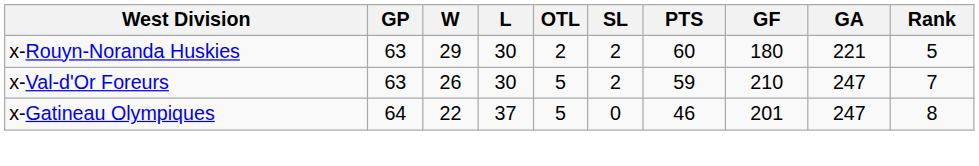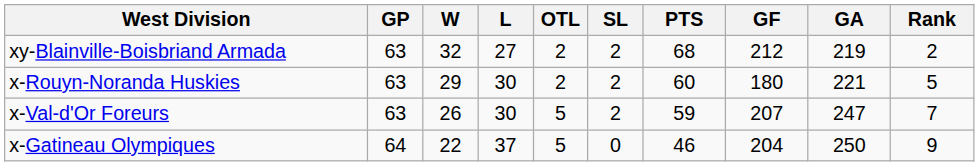+ row: (148, 51)
(767, 82) 210 -> (767, 113) 207
(767, 113) 201 -> (767, 144) 204
(849, 113) 247 -> (849, 144) 250
(932, 113) 8 -> (932, 144) 9
